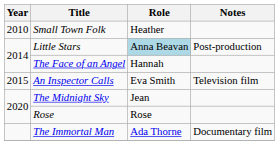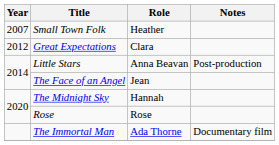(18, 30) 2010 -> (18, 30) 2007
+ row: (75, 47)
(159, 47) lightblue background -> (159, 64) no background
(147, 64) Hannah -> (140, 81) Jean
- row: (73, 81)
(140, 98) Jean -> (147, 98) Hannah
